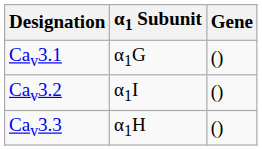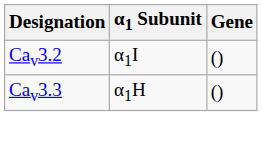- row: (35, 57)
